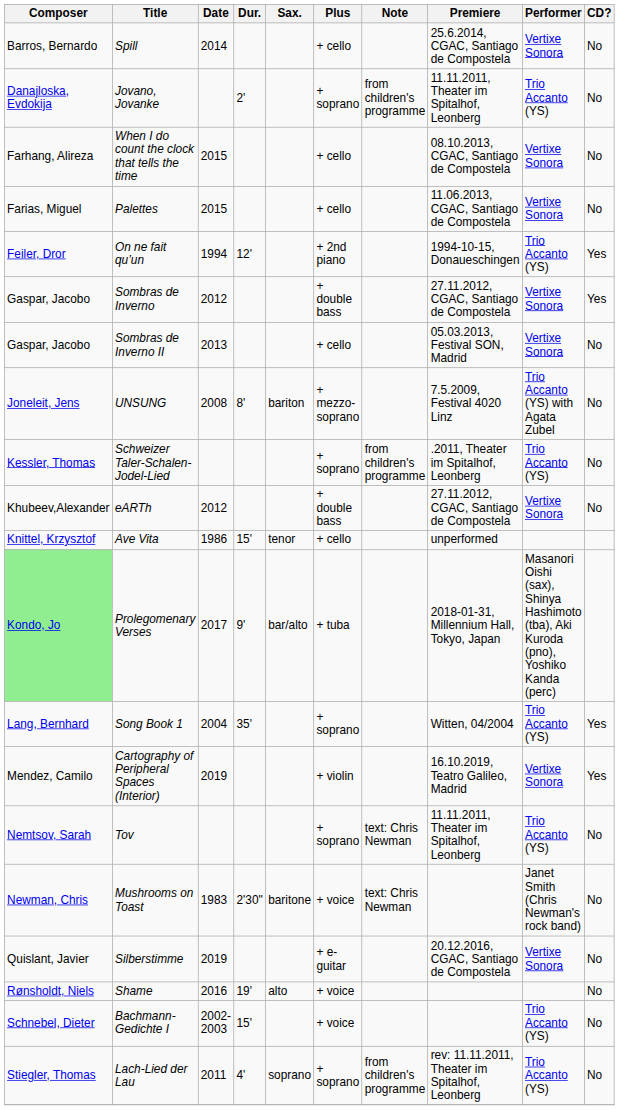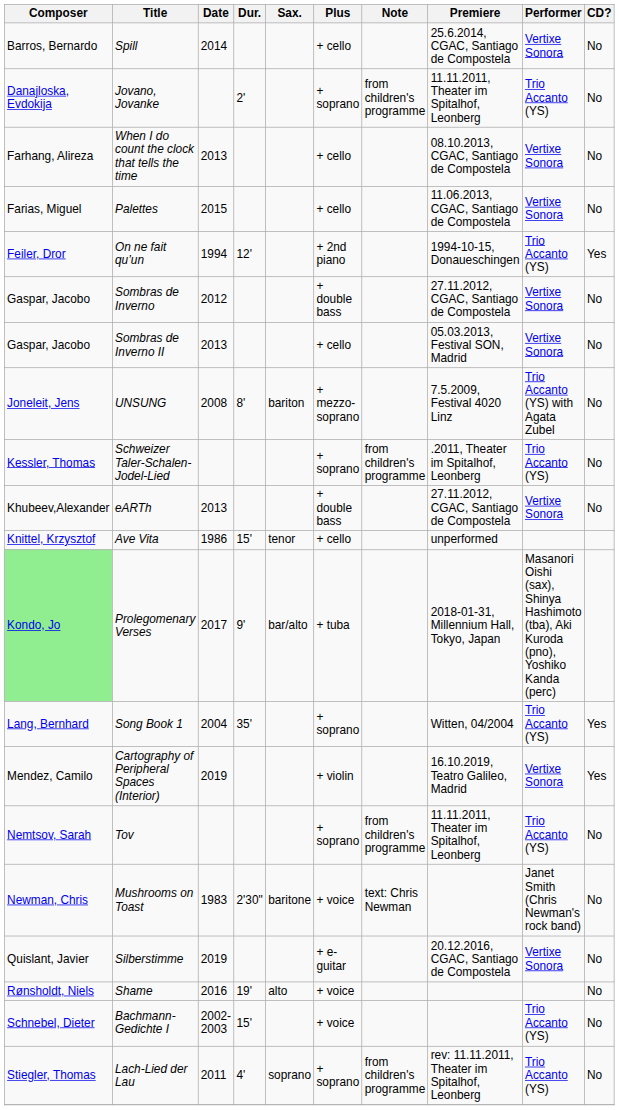(214, 156) 2015 -> (214, 156) 2013
(597, 299) Yes -> (595, 299) No
(214, 508) 2012 -> (214, 508) 2013
(391, 835) text: Chris Newman -> (395, 835) from children's programme
